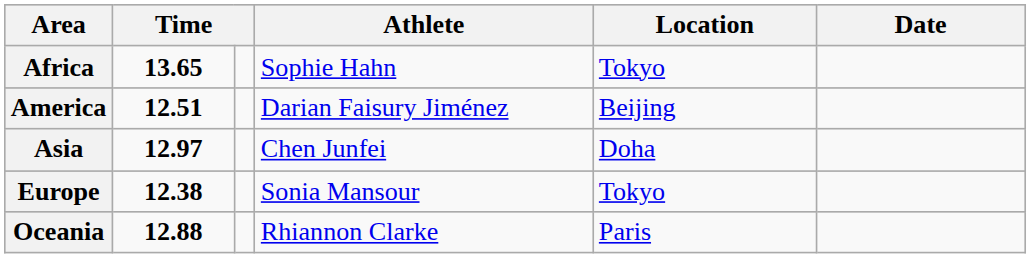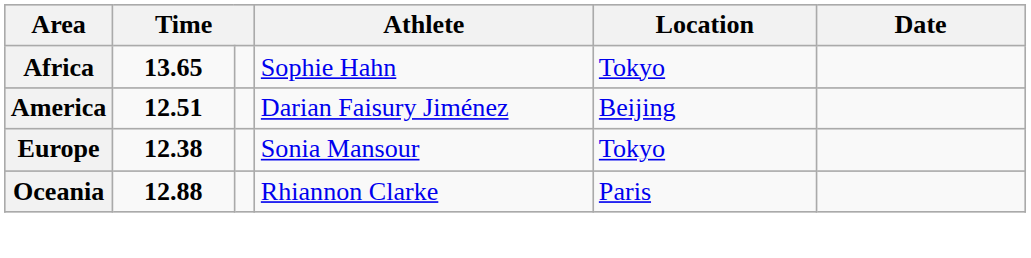- row: (59, 149)
